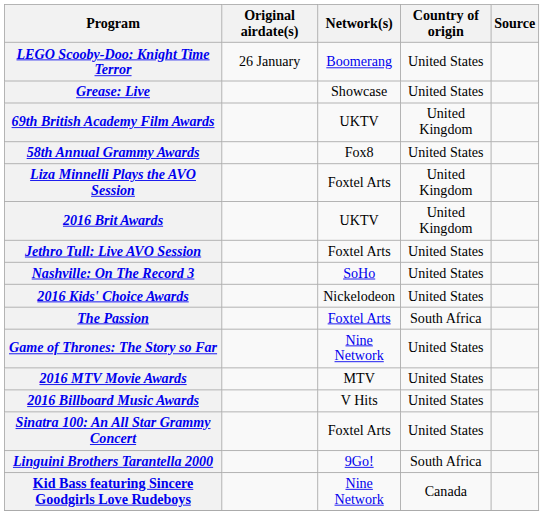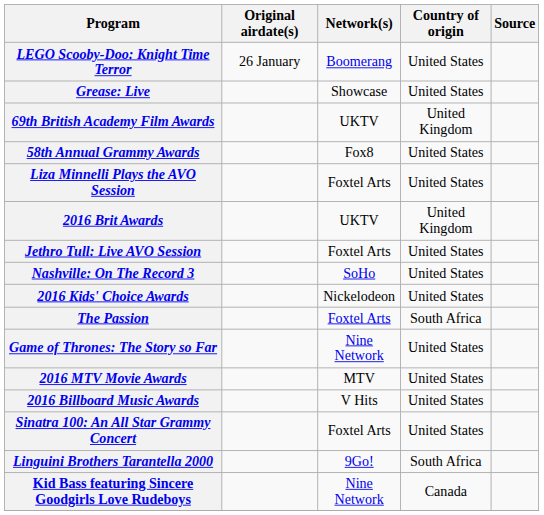(446, 182) United Kingdom -> (446, 182) United States
